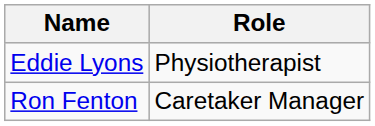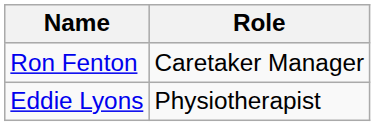rows swapped: (74, 100) <-> (77, 62)
